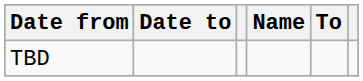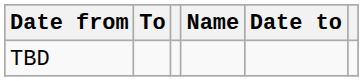columns swapped: (185, 23) <-> (329, 23)
